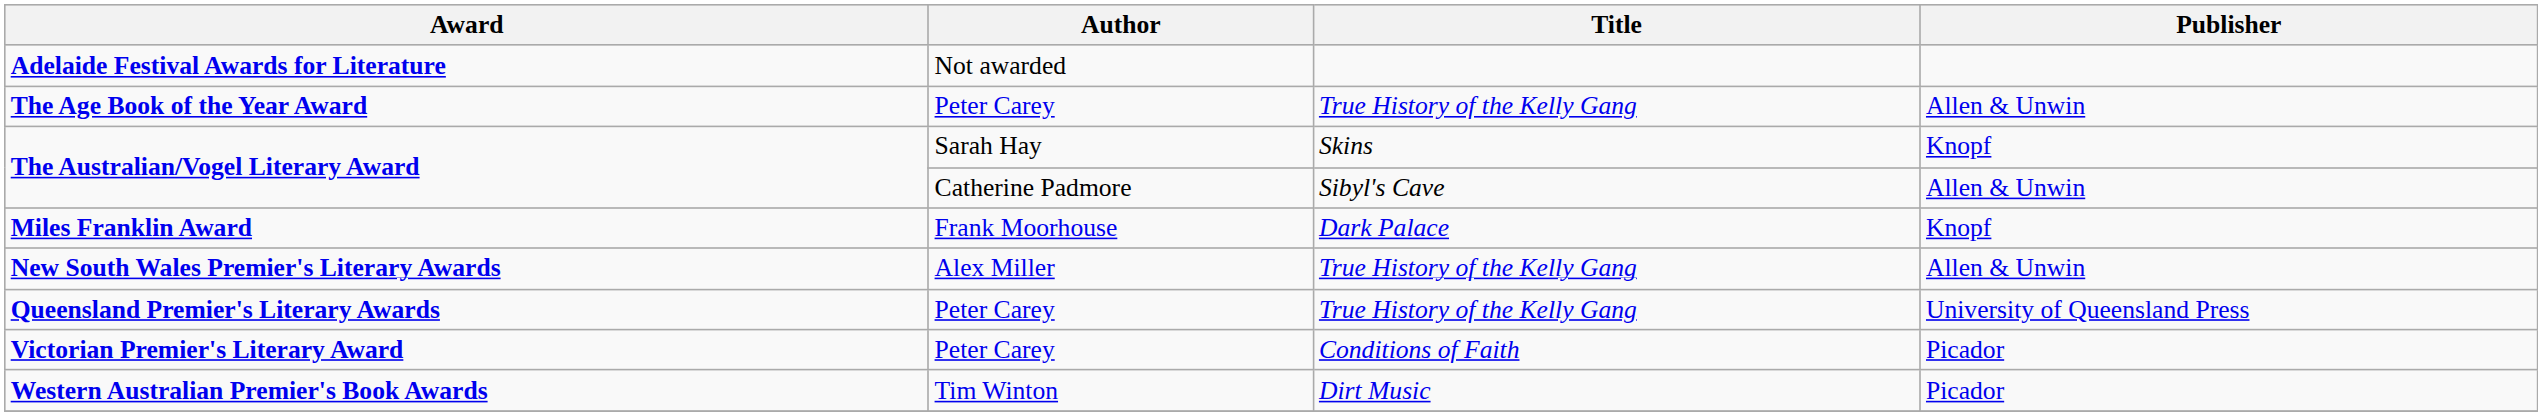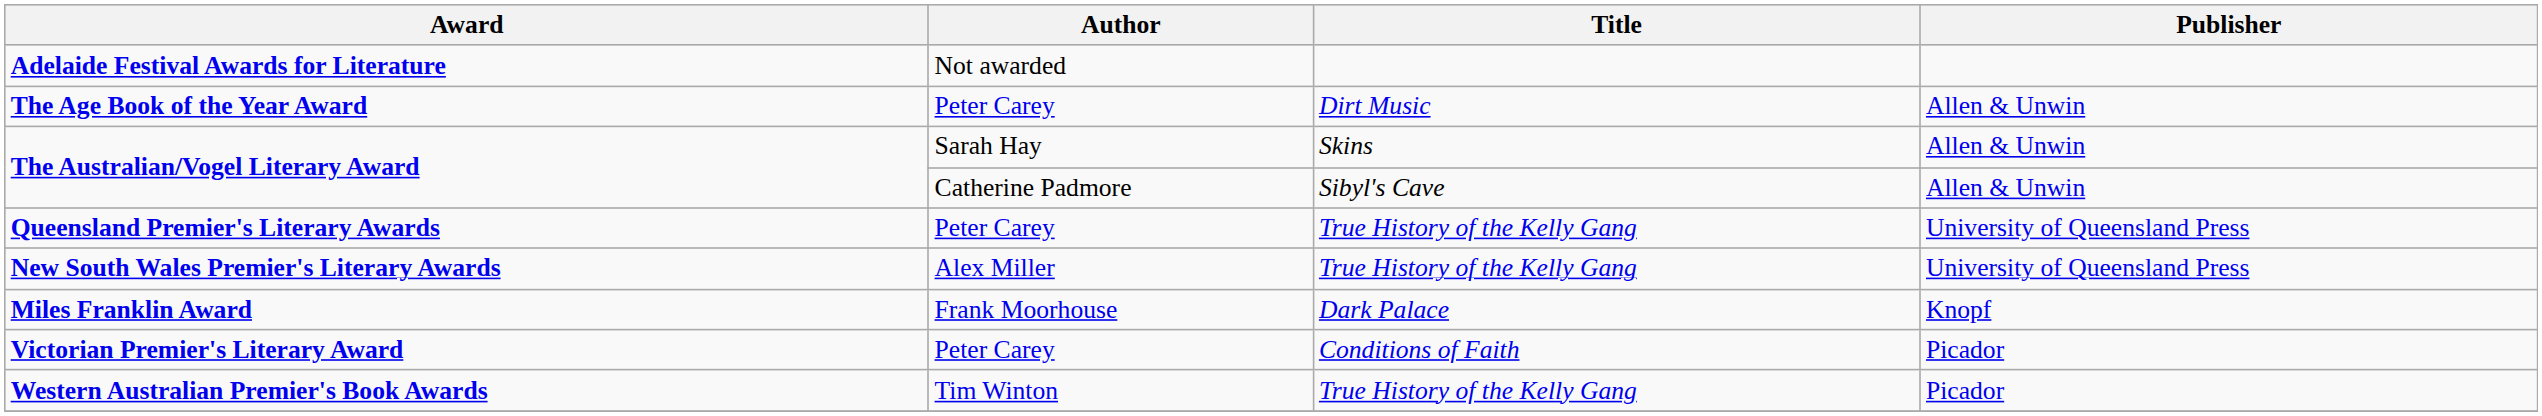(1478, 106) True History of the Kelly Gang -> (1375, 106) Dirt Music
(1959, 146) Knopf -> (2006, 146) Allen & Unwin
rows swapped: (131, 227) <-> (225, 308)
(2006, 268) Allen & Unwin -> (2088, 268) University of Queensland Press
(1375, 390) Dirt Music -> (1478, 390) True History of the Kelly Gang
